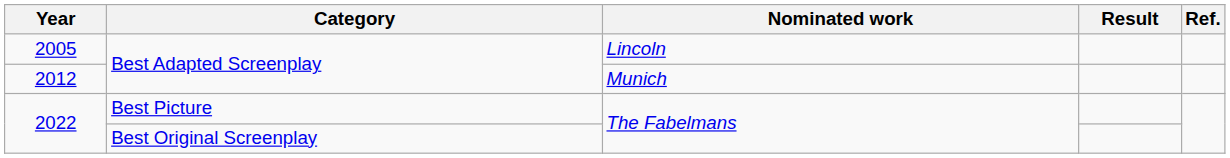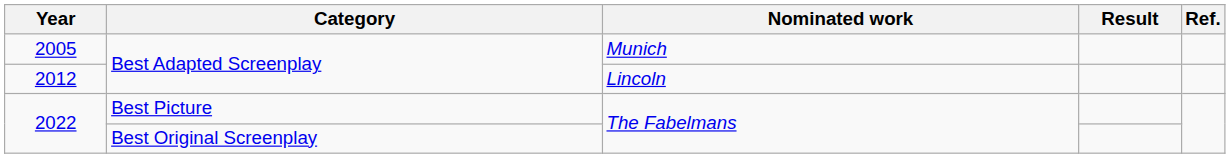(636, 49) Lincoln -> (637, 49) Munich
(637, 78) Munich -> (636, 78) Lincoln
